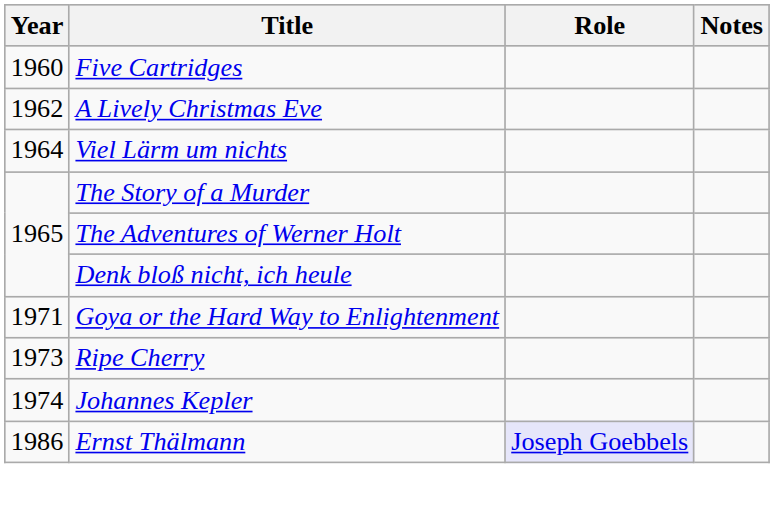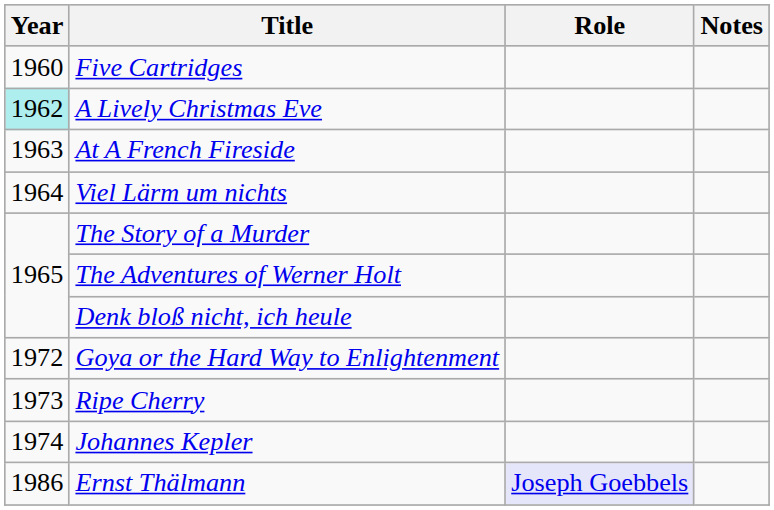(37, 108) no background -> (37, 108) paleturquoise background
+ row: (185, 150)
(37, 316) 1971 -> (37, 358) 1972
